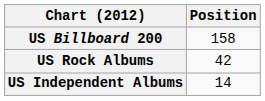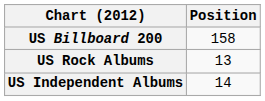(223, 61) 42 -> (223, 61) 13
